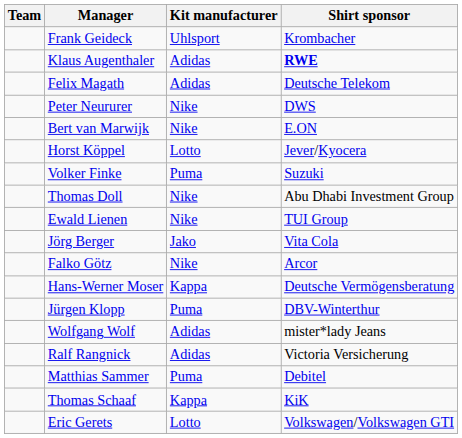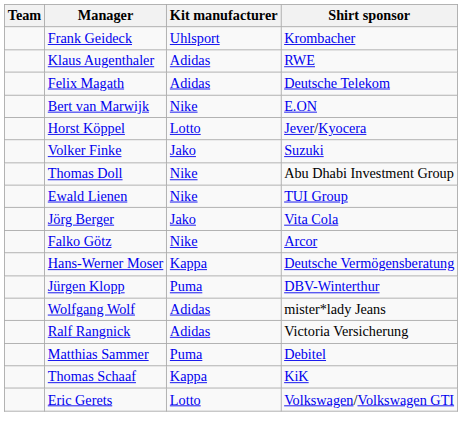(301, 60) bold -> (300, 60) normal
- row: (90, 106)
(186, 173) Puma -> (183, 151) Jako
